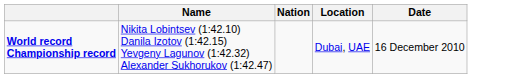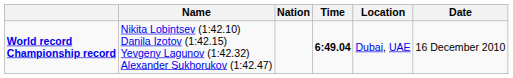+ column: (333, 12)
